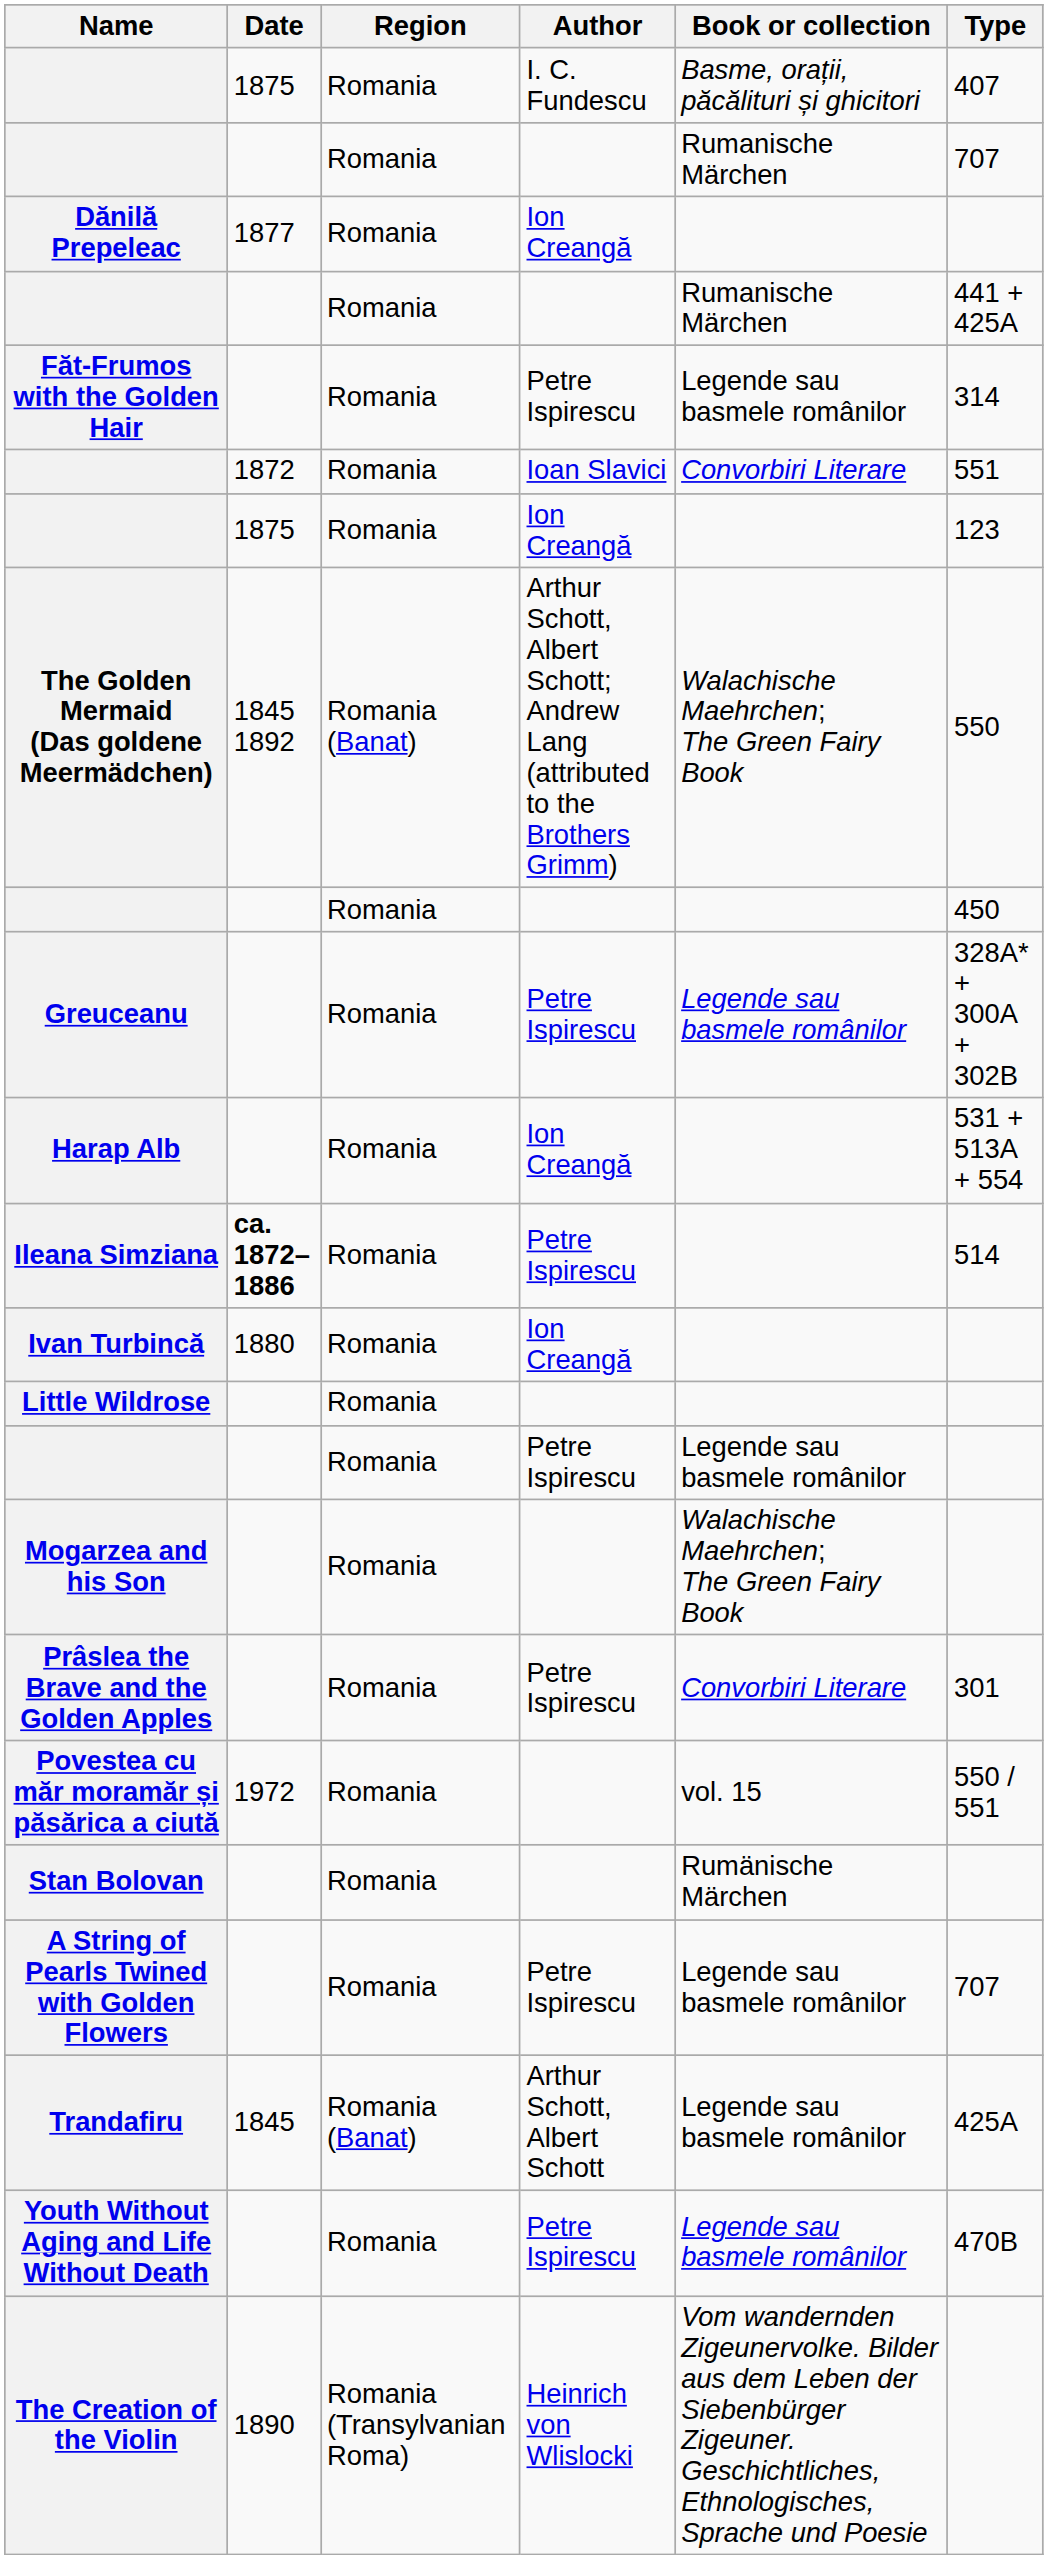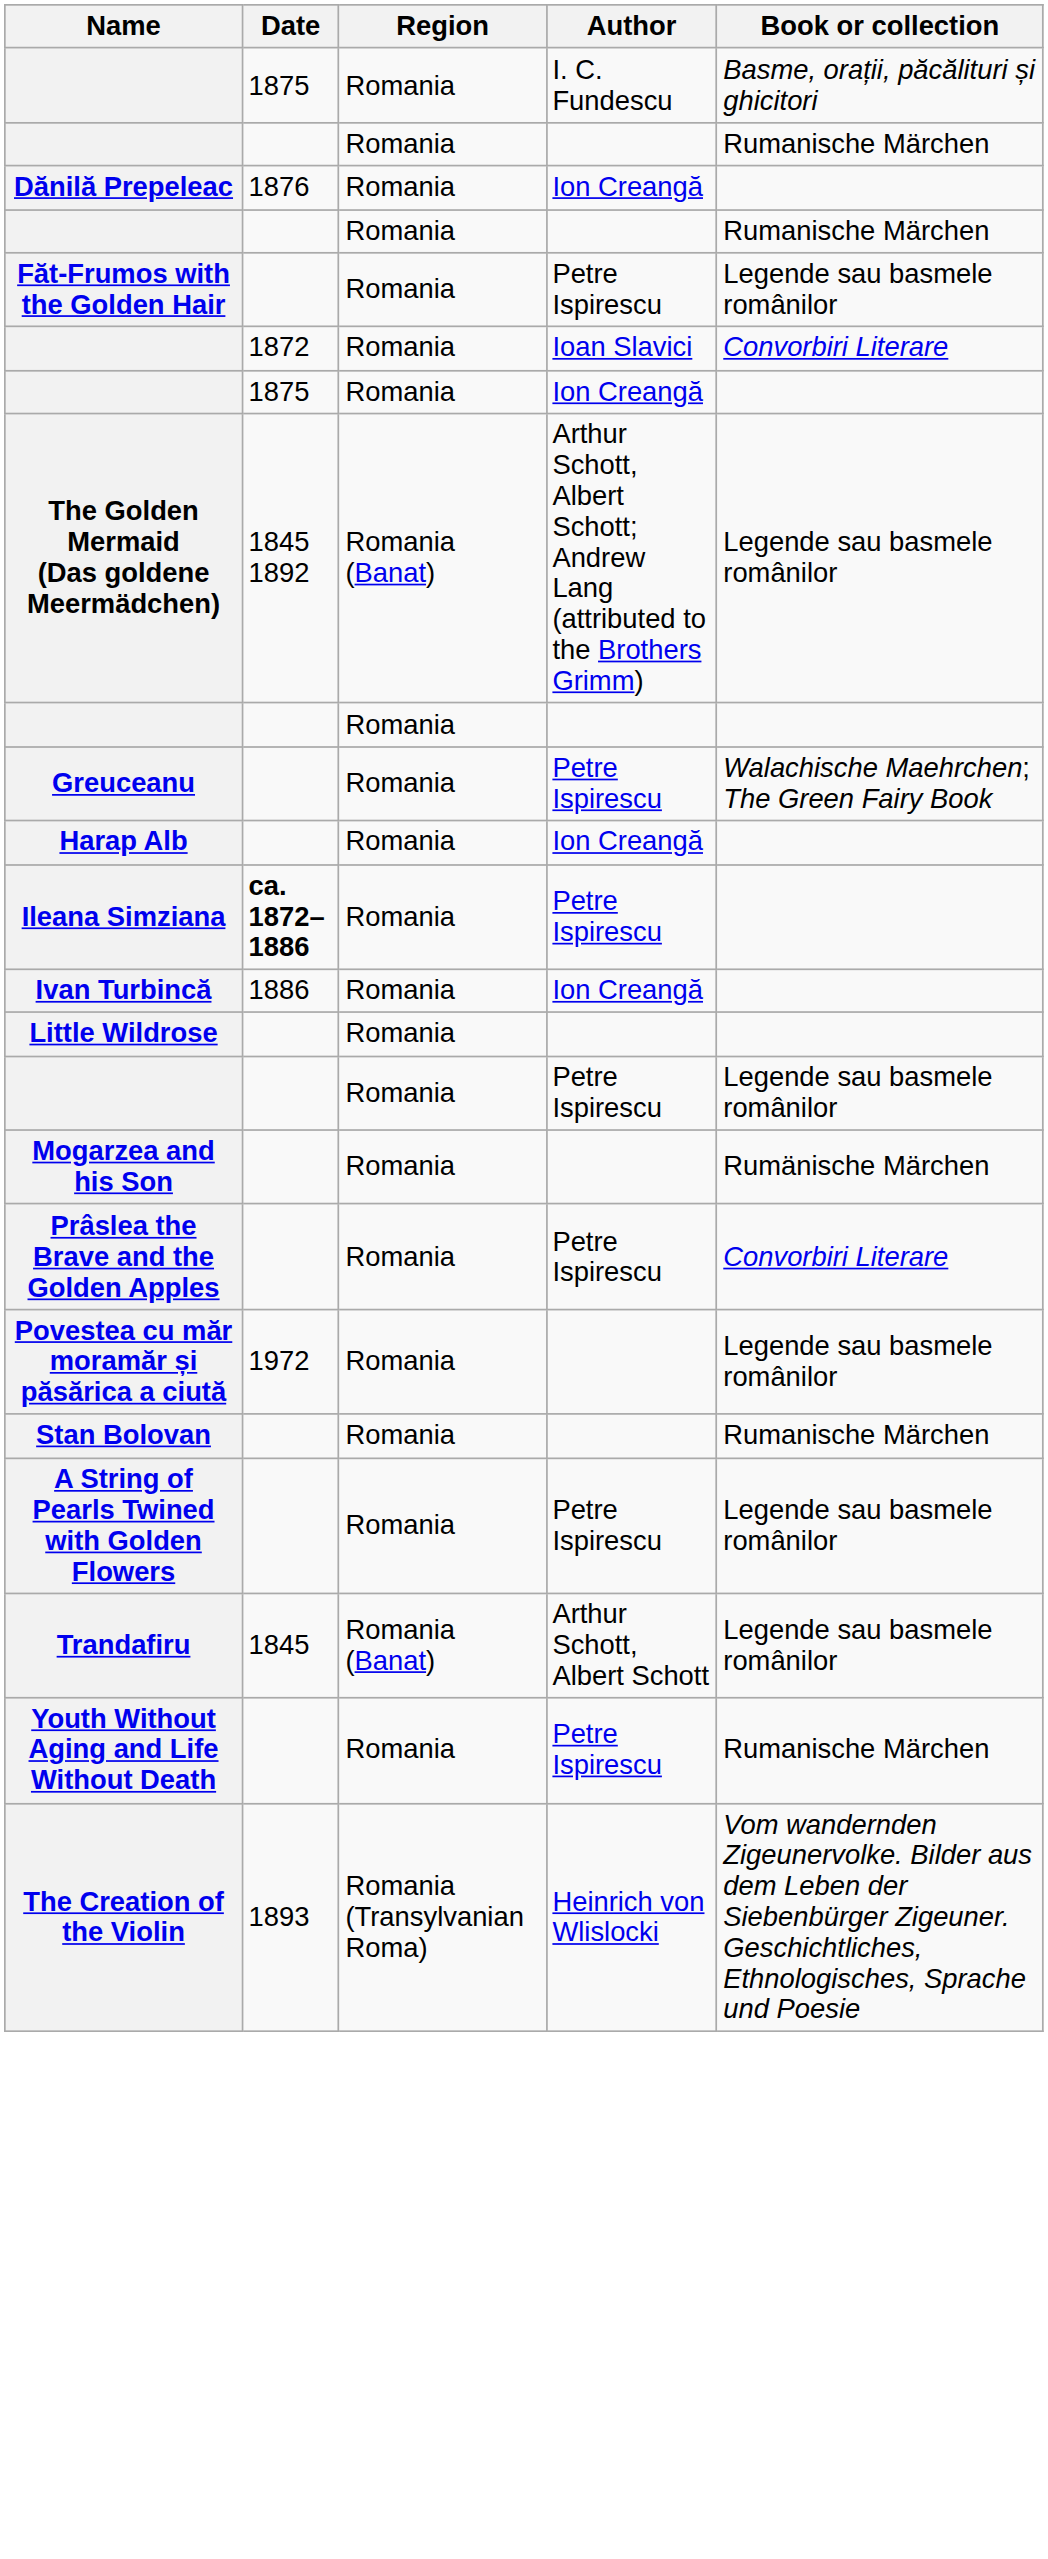- column: (995, 26)
(264, 233) 1877 -> (279, 187) 1876
(781, 727) Walachische Maehrchen; The Green Fairy Book -> (858, 558) Legende sau basmele românilor
(794, 1014) Legende sau basmele românilor -> (877, 783) Walachische Maehrchen; The Green Fairy Book
(264, 1344) 1880 -> (279, 990) 1886
(781, 1566) Walachische Maehrchen; The Green Fairy Book -> (856, 1166) Rumänische Märchen
(721, 1792) vol. 15 -> (858, 1361) Legende sau basmele românilor
(757, 1881) Rumänische Märchen -> (856, 1435) Rumanische Märchen
(794, 2242) Legende sau basmele românilor -> (856, 1750) Rumanische Märchen
(264, 2424) 1890 -> (279, 1916) 1893
